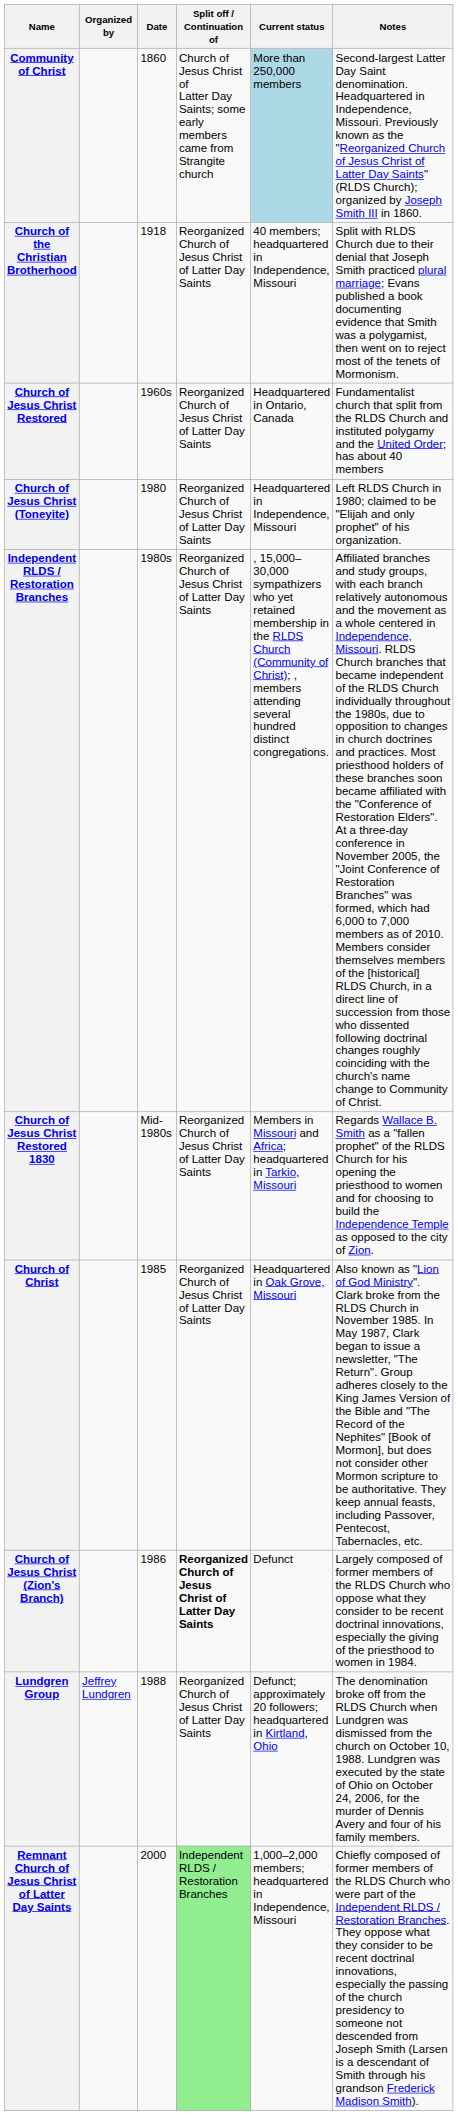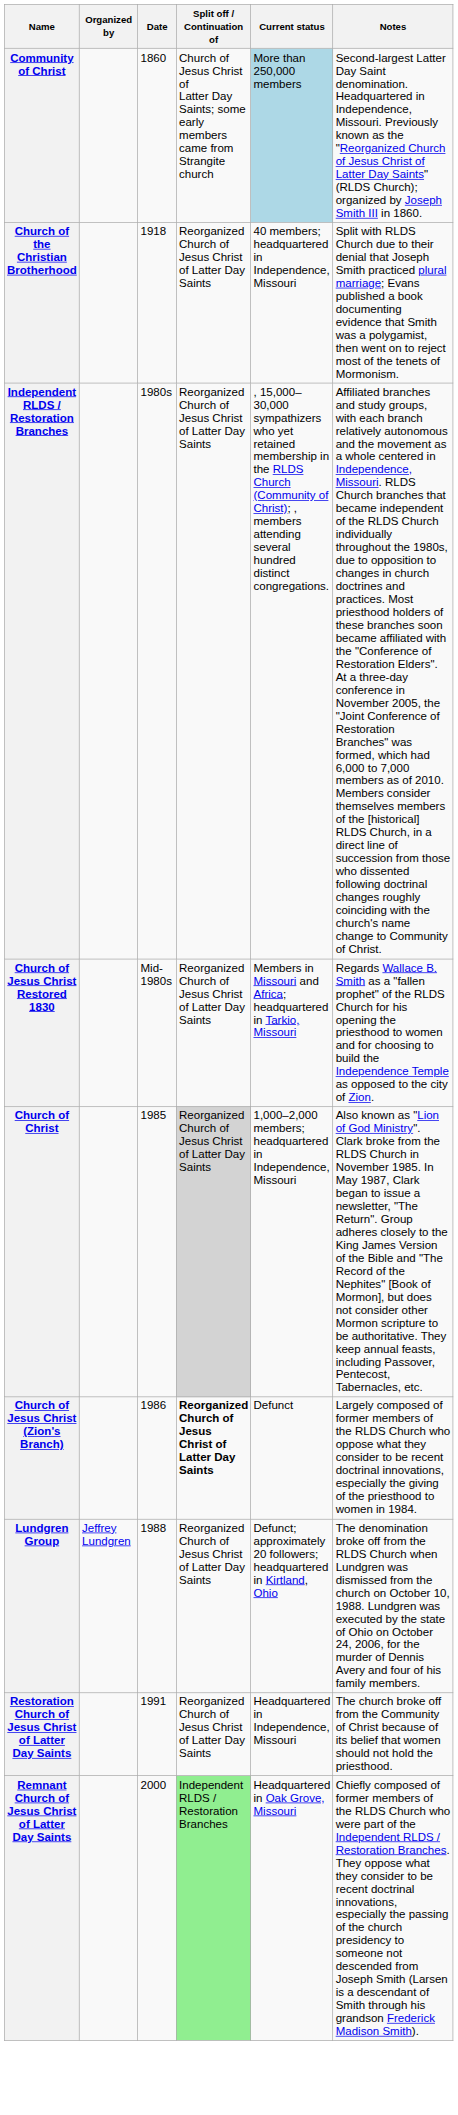- row: (42, 405)
- row: (42, 501)
(212, 1294) no background -> (212, 1141) lightgrey background
(292, 1282) Headquartered in Oak Grove, Missouri -> (292, 1148) 1,000–2,000 members; headquartered in Independence, Missouri
+ row: (42, 1727)
(291, 1887) 1,000–2,000 members; headquartered in Independence, Missouri -> (292, 1798) Headquartered in Oak Grove, Missouri
